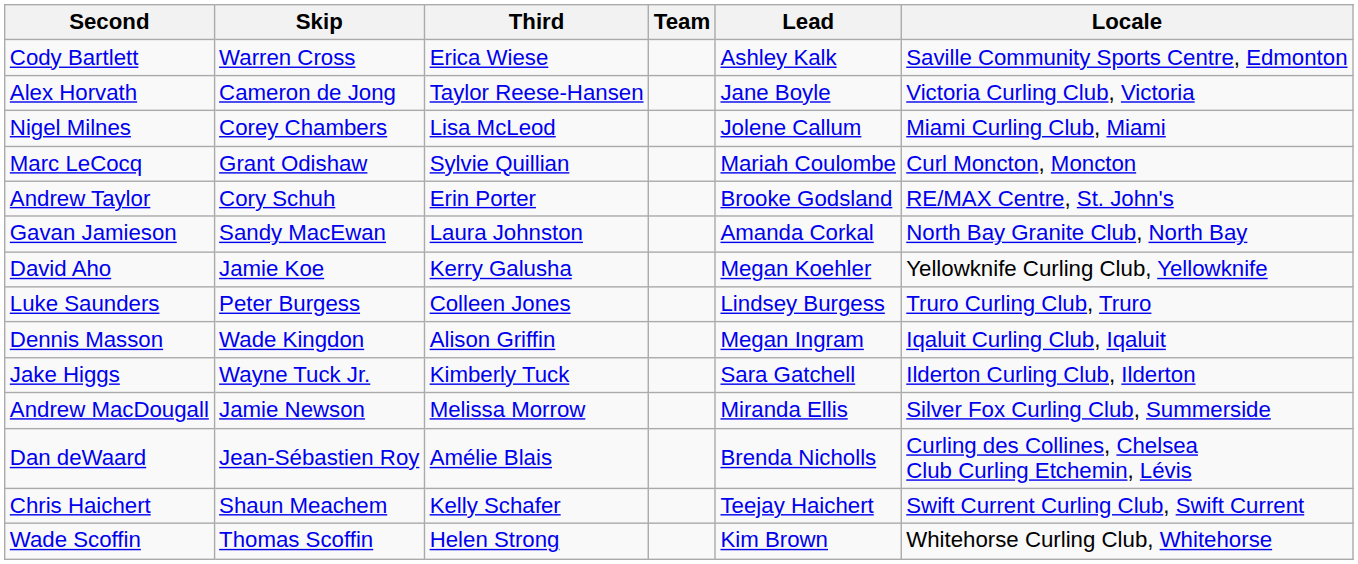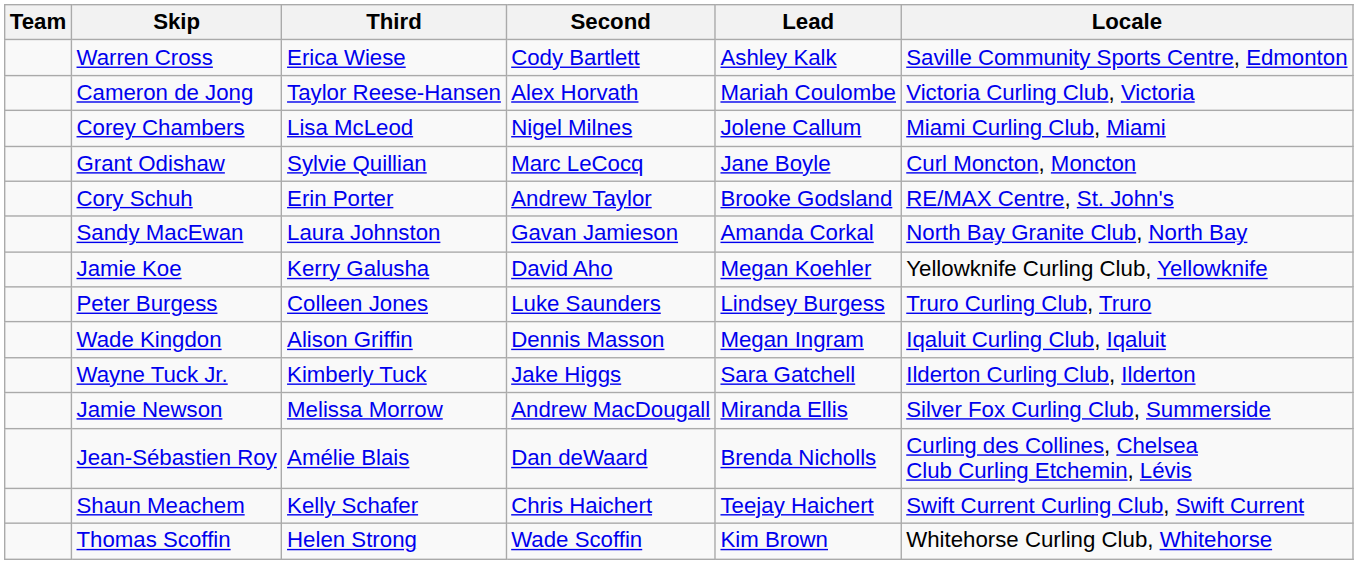columns swapped: (682, 22) <-> (109, 22)
(775, 92) Jane Boyle -> (808, 92) Mariah Coulombe
(808, 163) Mariah Coulombe -> (775, 163) Jane Boyle
